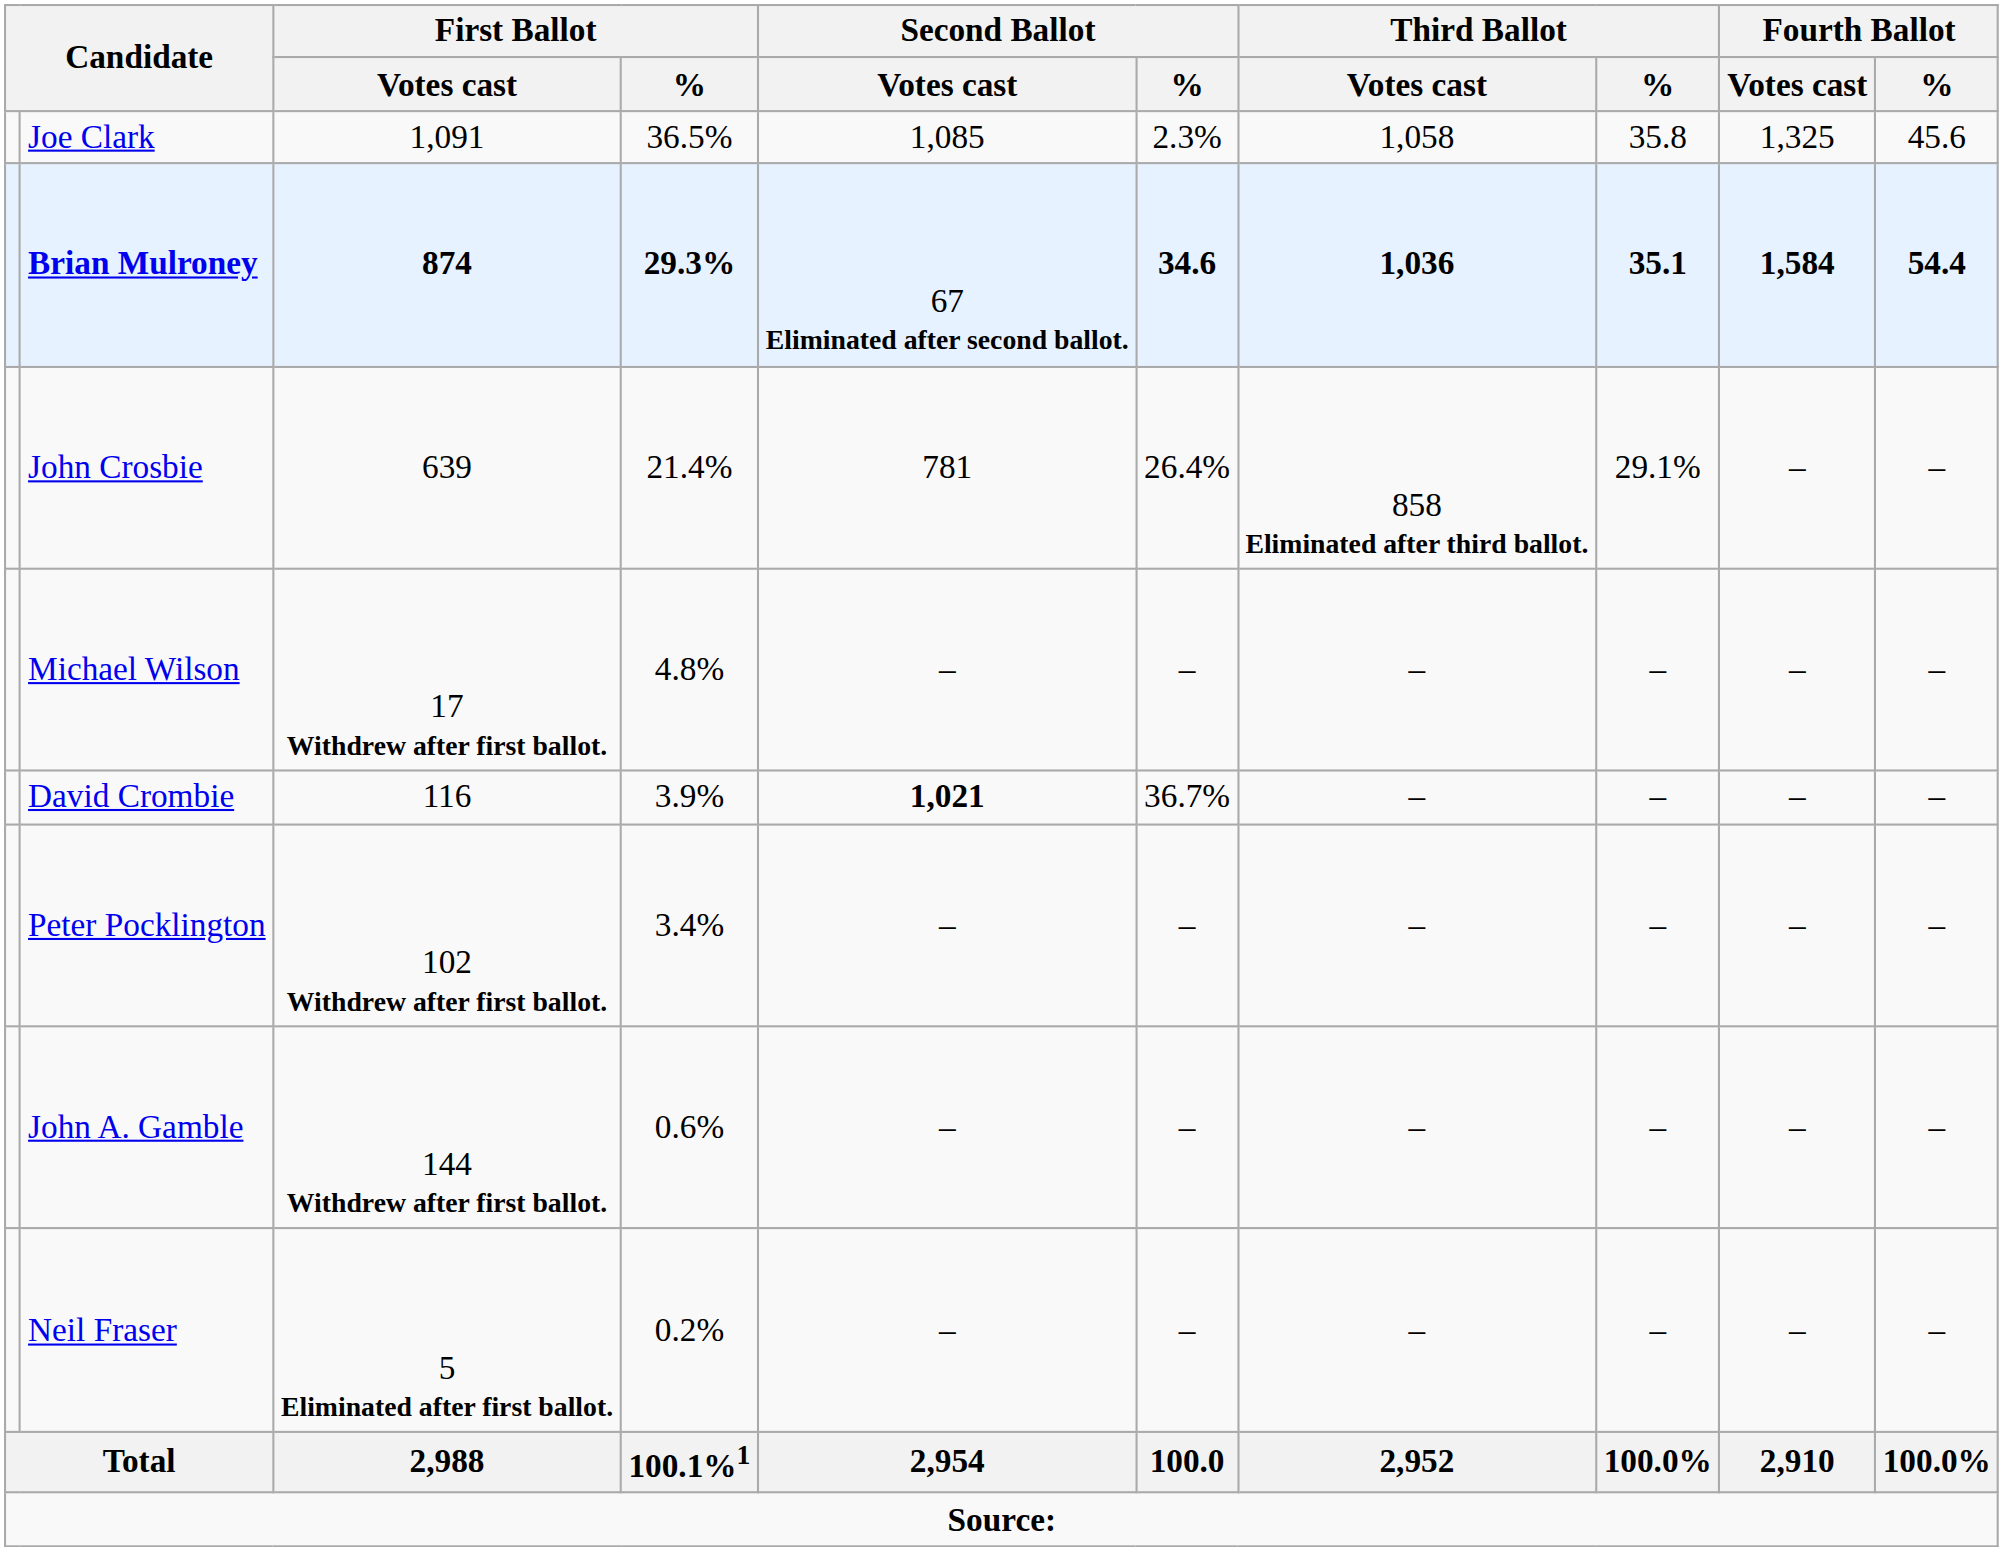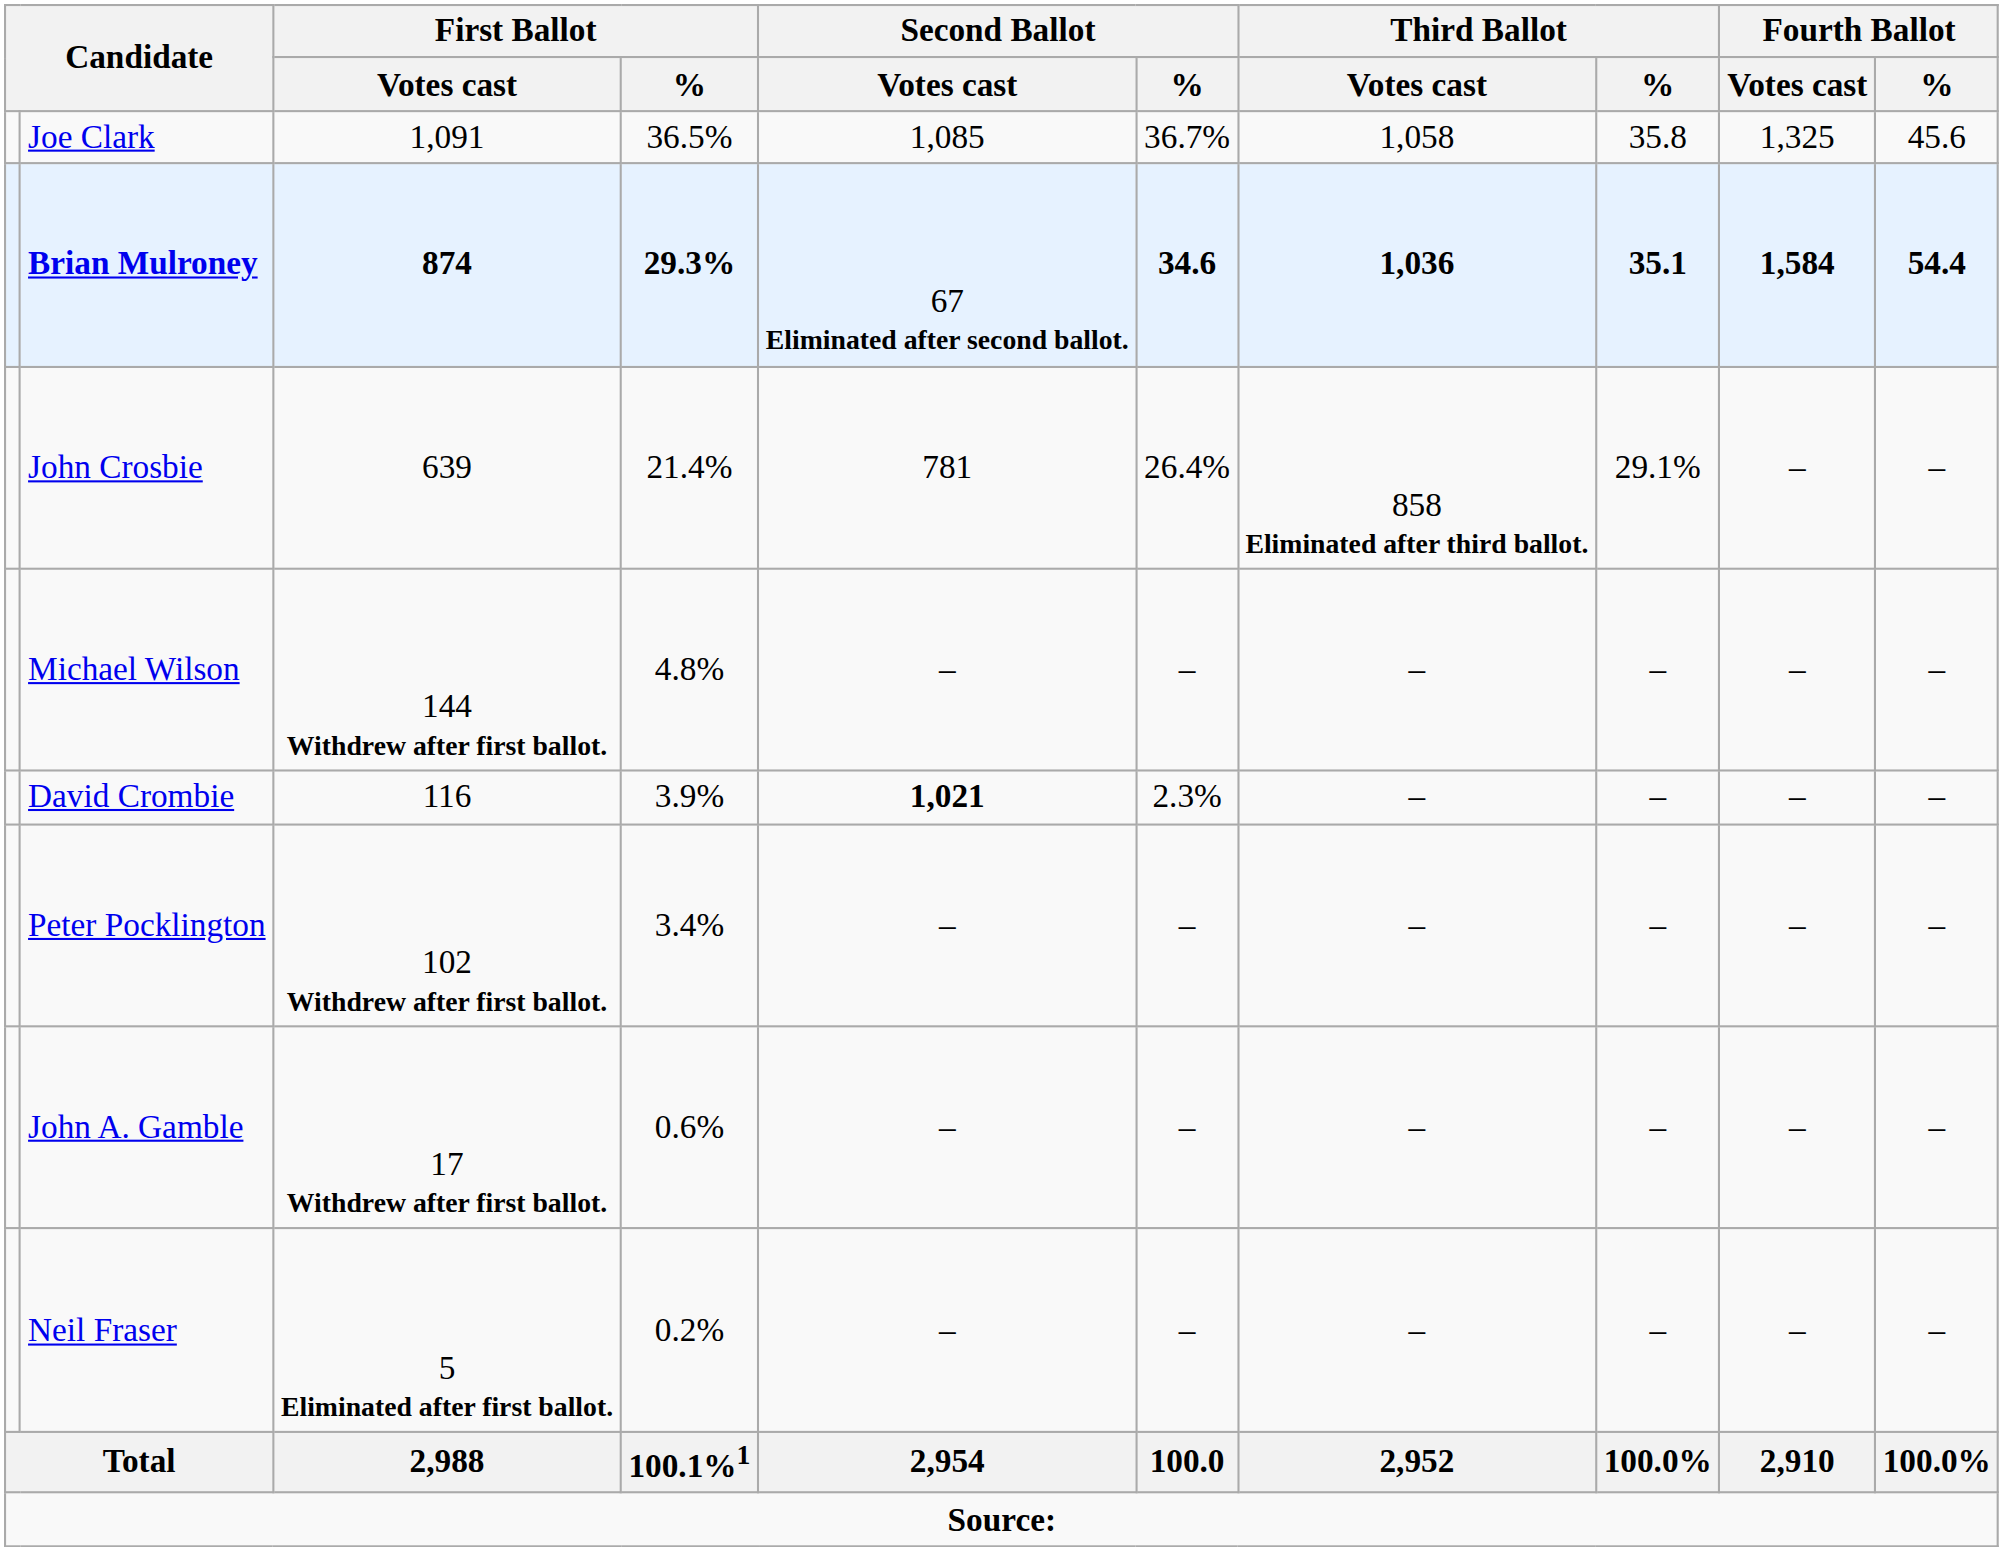(1187, 136) 2.3% -> (1187, 136) 36.7%
(447, 725) 17 Withdrew after first ballot. -> (447, 725) 144 Withdrew after first ballot.
(1187, 796) 36.7% -> (1187, 796) 2.3%
(447, 1183) 144 Withdrew after first ballot. -> (447, 1183) 17 Withdrew after first ballot.
